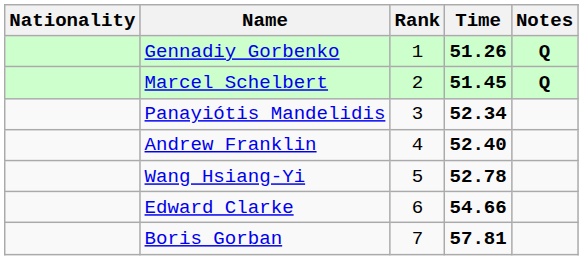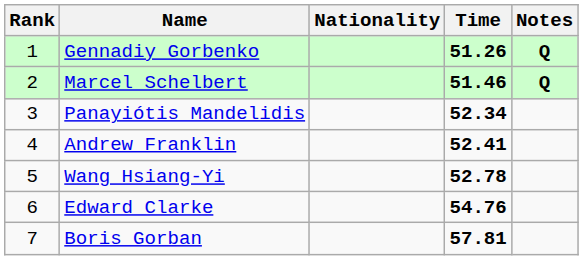columns swapped: (417, 20) <-> (72, 20)
(478, 83) 51.45 -> (478, 83) 51.46
(478, 145) 52.40 -> (478, 145) 52.41
(478, 207) 54.66 -> (478, 207) 54.76
